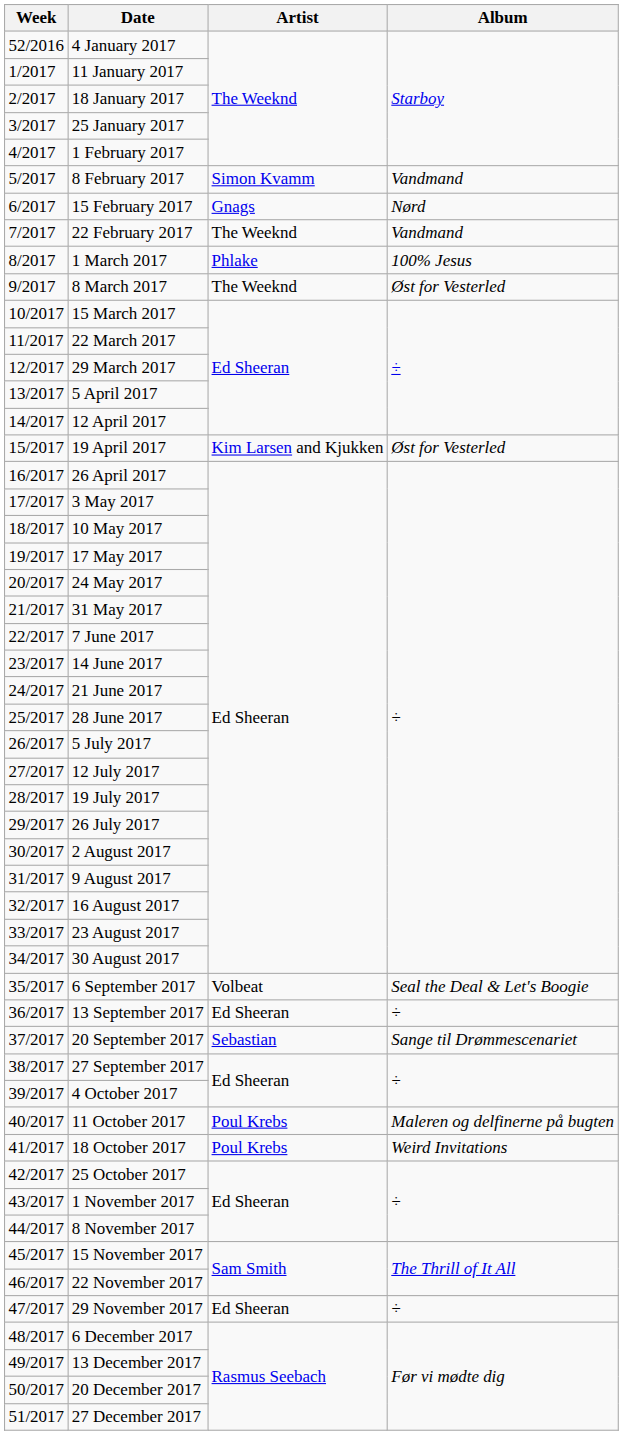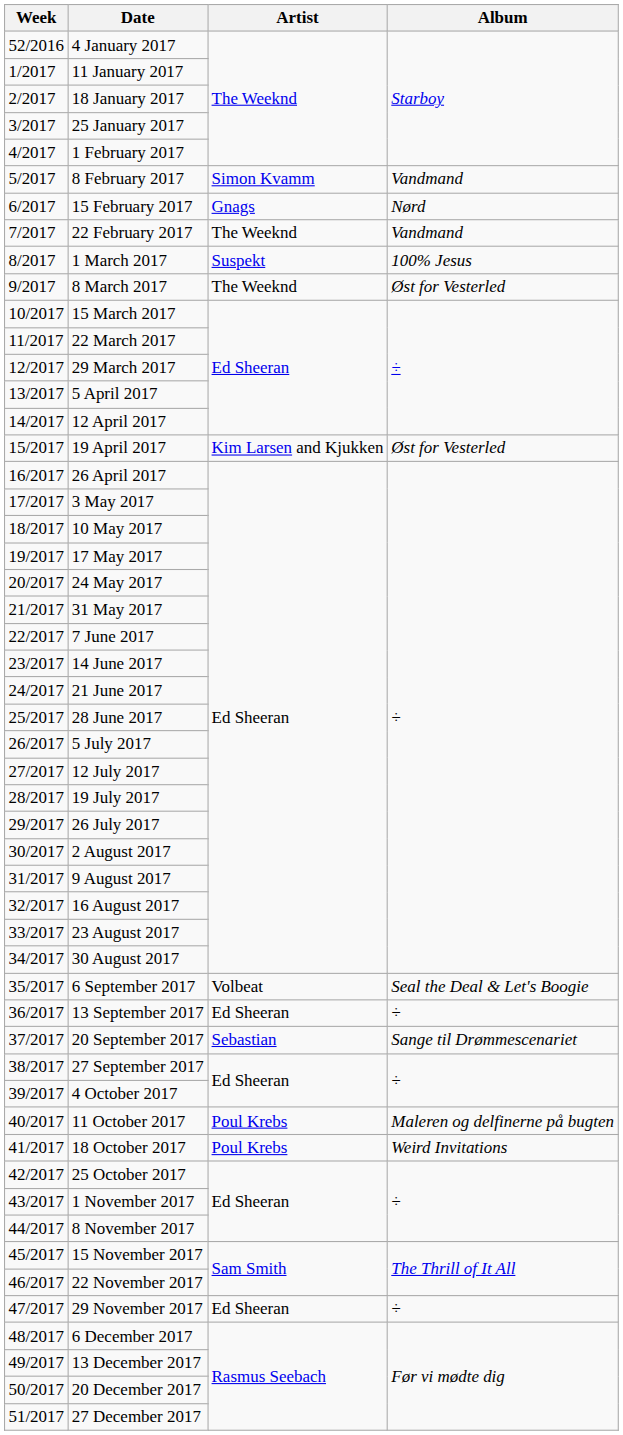(235, 260) Phlake -> (238, 260) Suspekt
